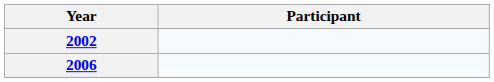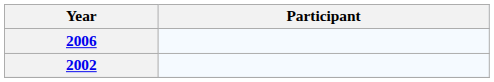rows swapped: (81, 41) <-> (81, 65)
